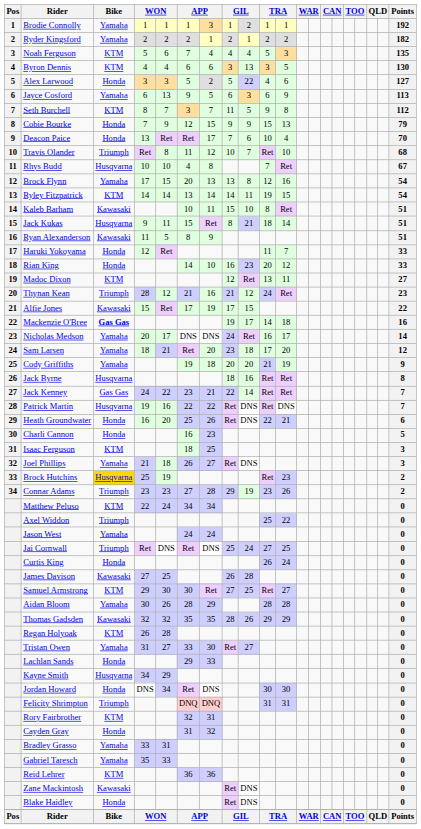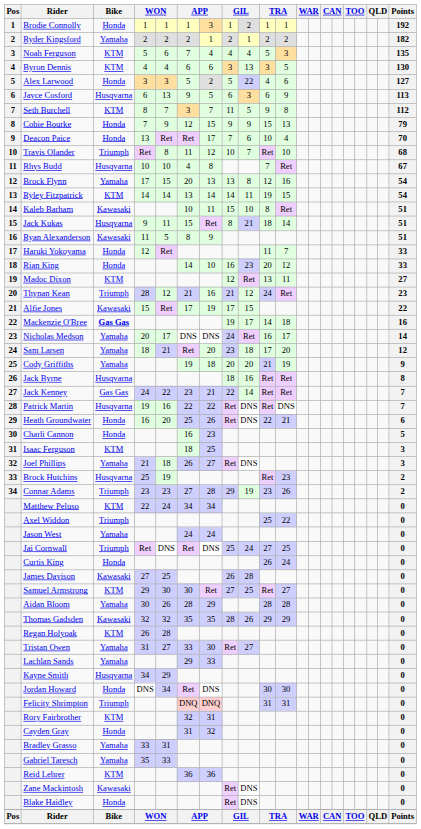(114, 25) Yamaha -> (114, 25) Honda
(114, 96) Yamaha -> (114, 96) Husqvarna
(114, 477) gold background -> (114, 477) no background
(114, 661) Honda -> (114, 661) Yamaha
